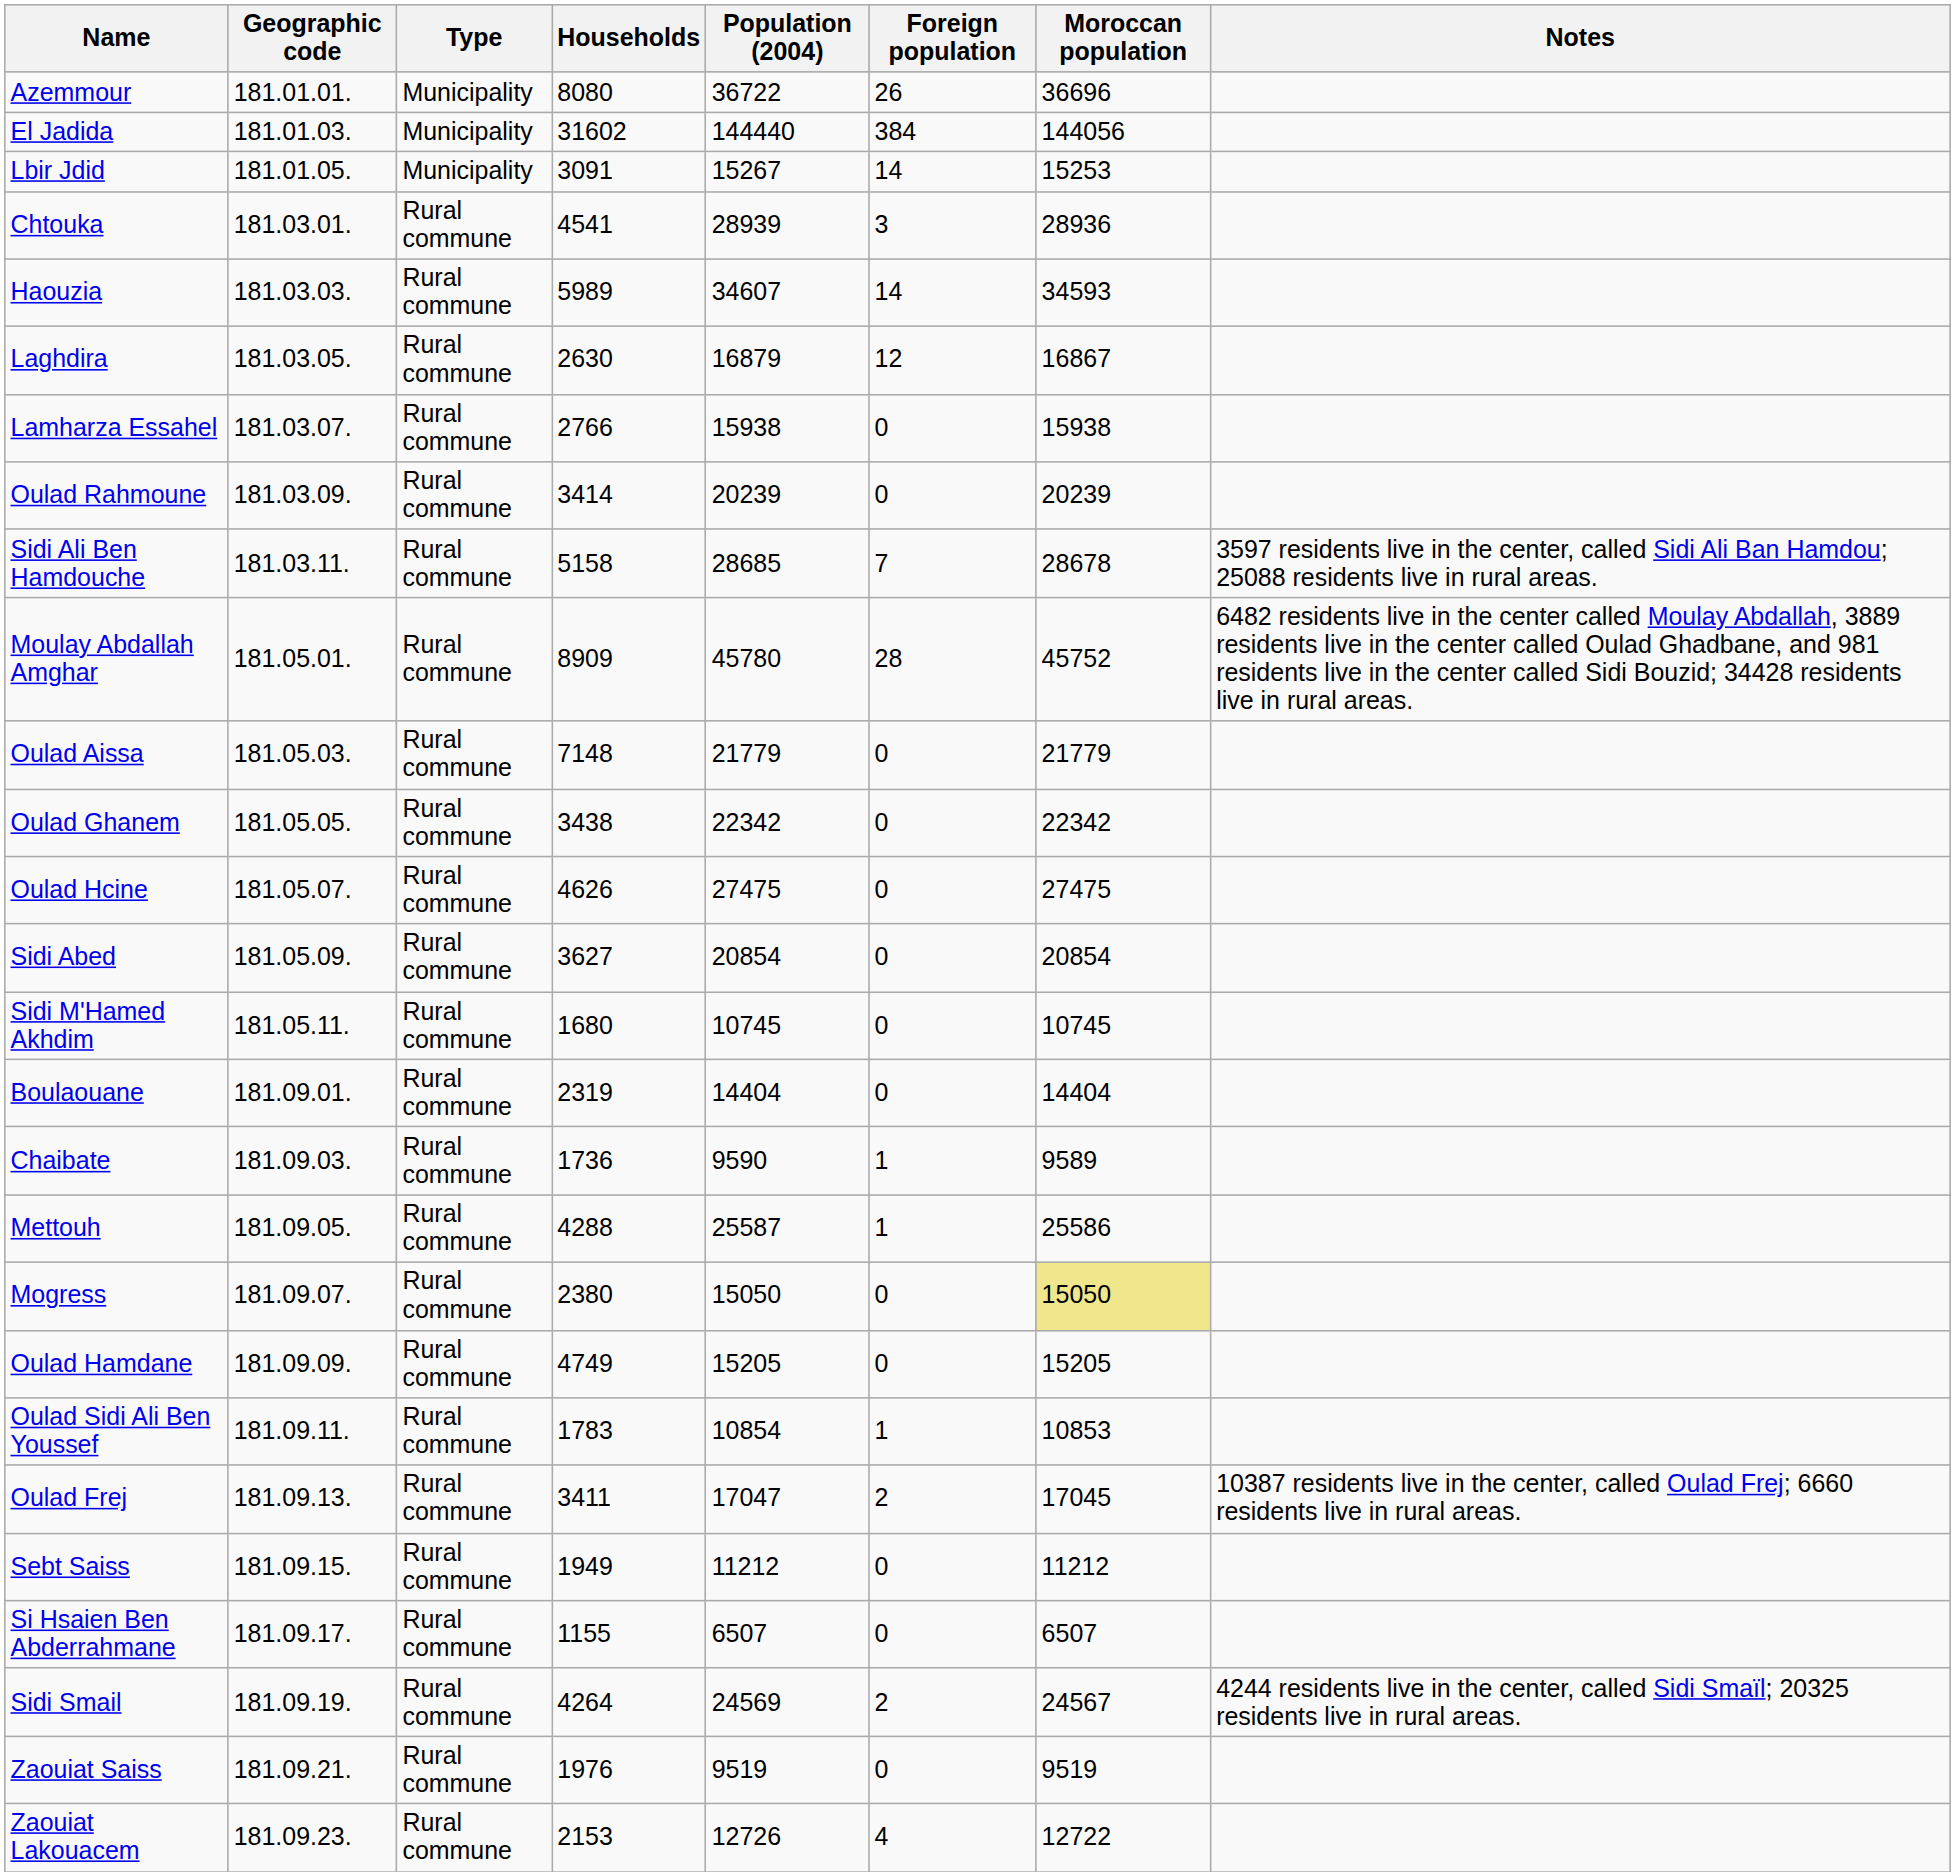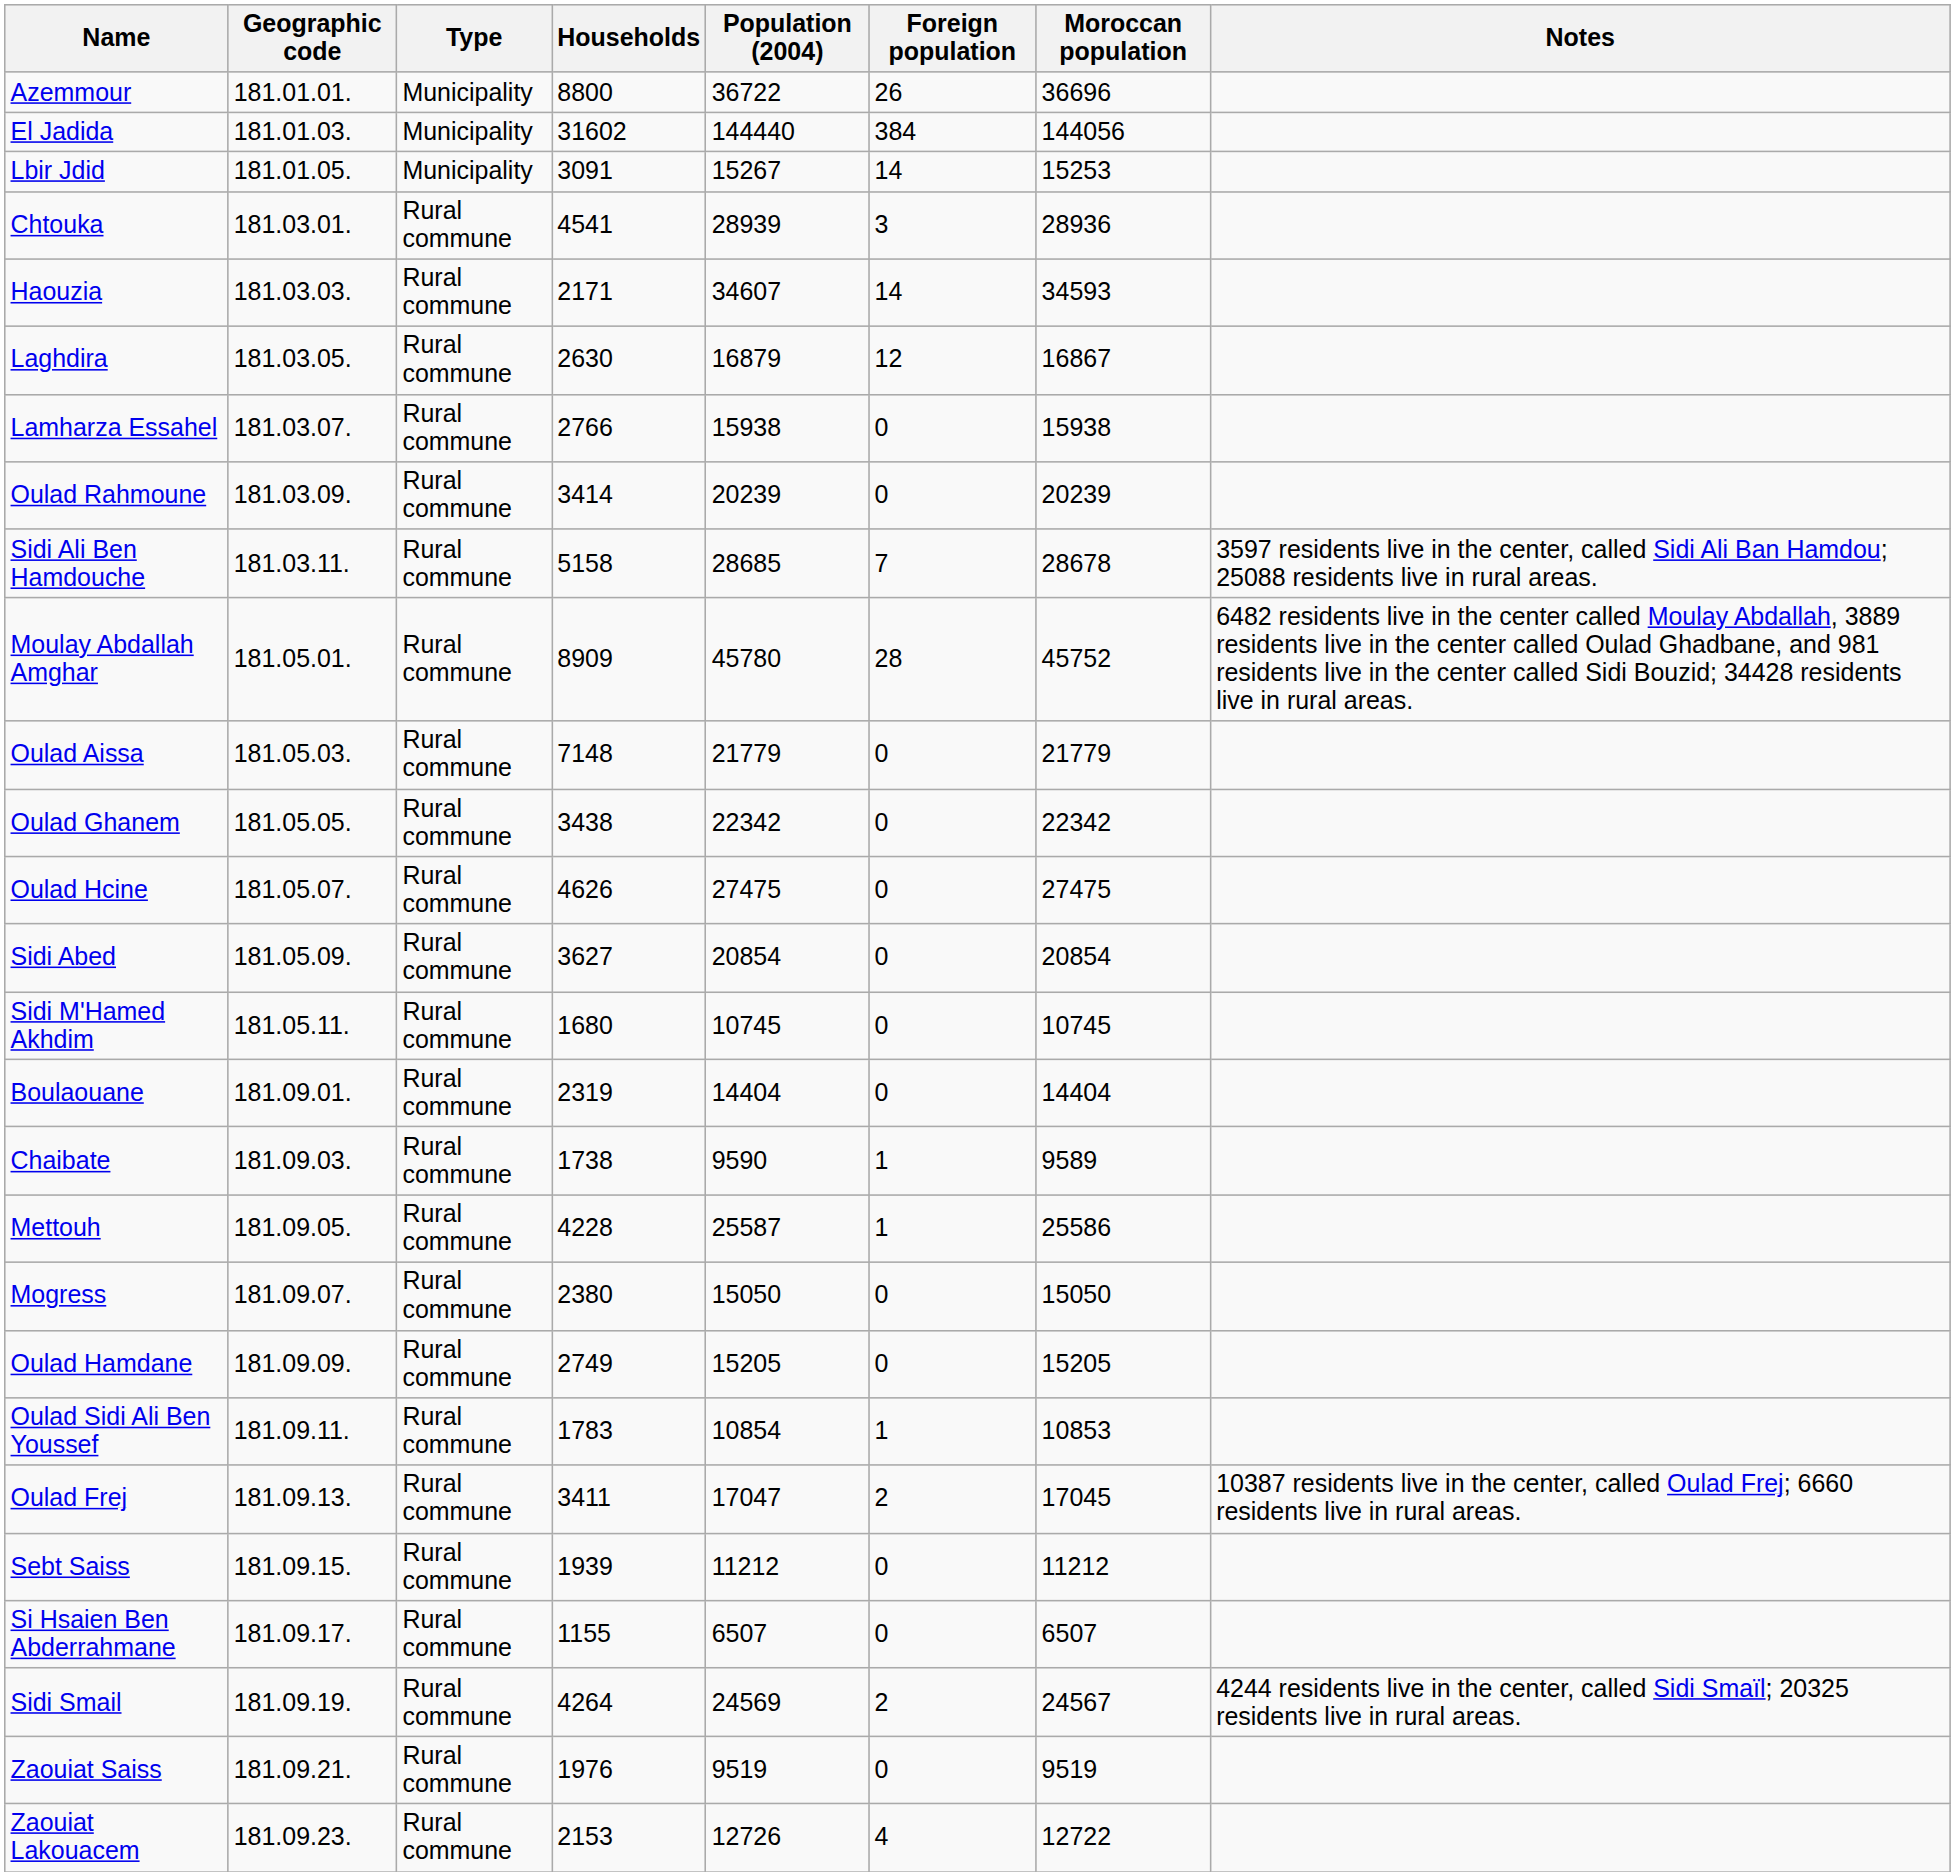(585, 91) 8080 -> (585, 91) 8800
(585, 292) 5989 -> (585, 292) 2171
(585, 1160) 1736 -> (585, 1160) 1738
(585, 1228) 4288 -> (585, 1228) 4228
(1076, 1295) khaki background -> (1076, 1295) no background
(585, 1363) 4749 -> (585, 1363) 2749
(585, 1566) 1949 -> (585, 1566) 1939
